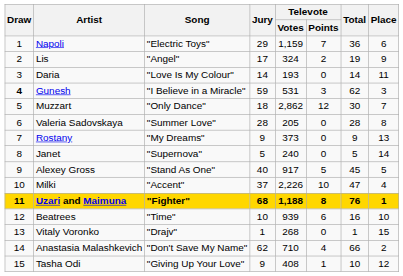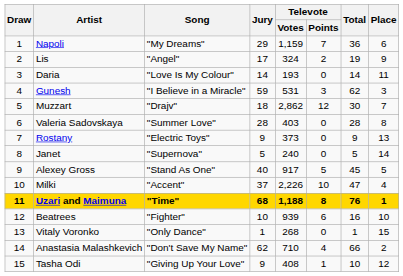(178, 43) "Electric Toys" -> (176, 43) "My Dreams"
(19, 91) bold -> (19, 91) normal
(176, 106) "Only Dance" -> (162, 106) "Drajv"
(291, 122) 205 -> (291, 122) 403
(176, 138) "My Dreams" -> (178, 138) "Electric Toys"
(168, 201) "Fighter" -> (163, 201) "Time"
(161, 216) "Time" -> (166, 216) "Fighter"
(162, 232) "Drajv" -> (176, 232) "Only Dance"
